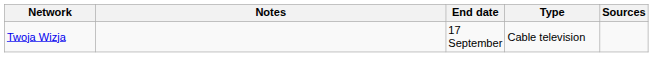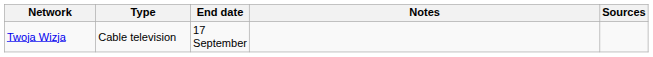columns swapped: (552, 13) <-> (271, 13)
